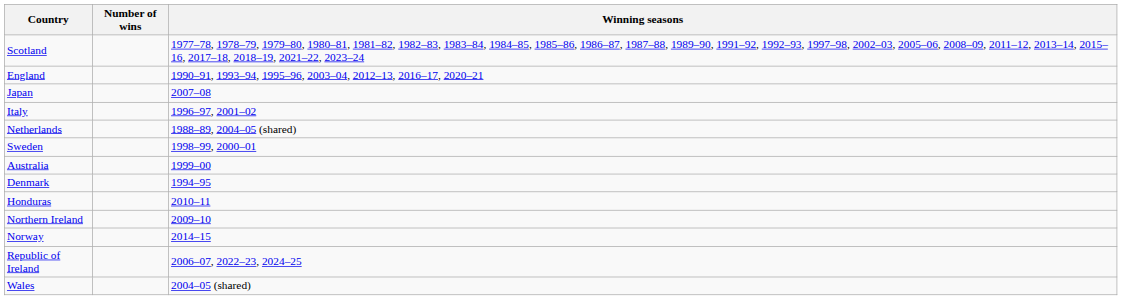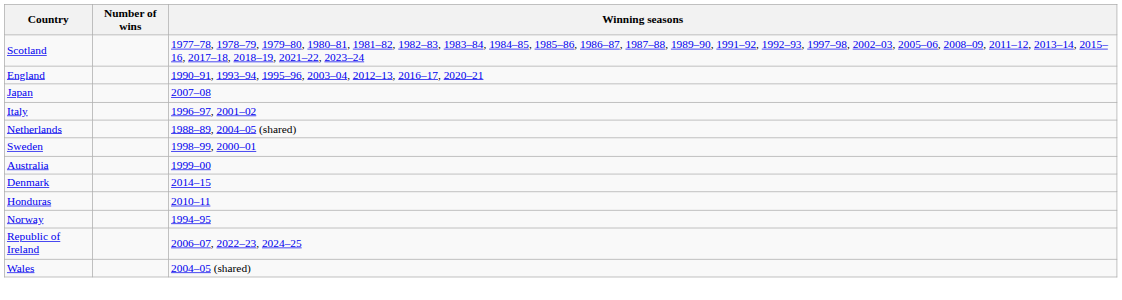(191, 183) 1994–95 -> (191, 183) 2014–15
- row: (45, 219)
(191, 237) 2014–15 -> (191, 219) 1994–95
